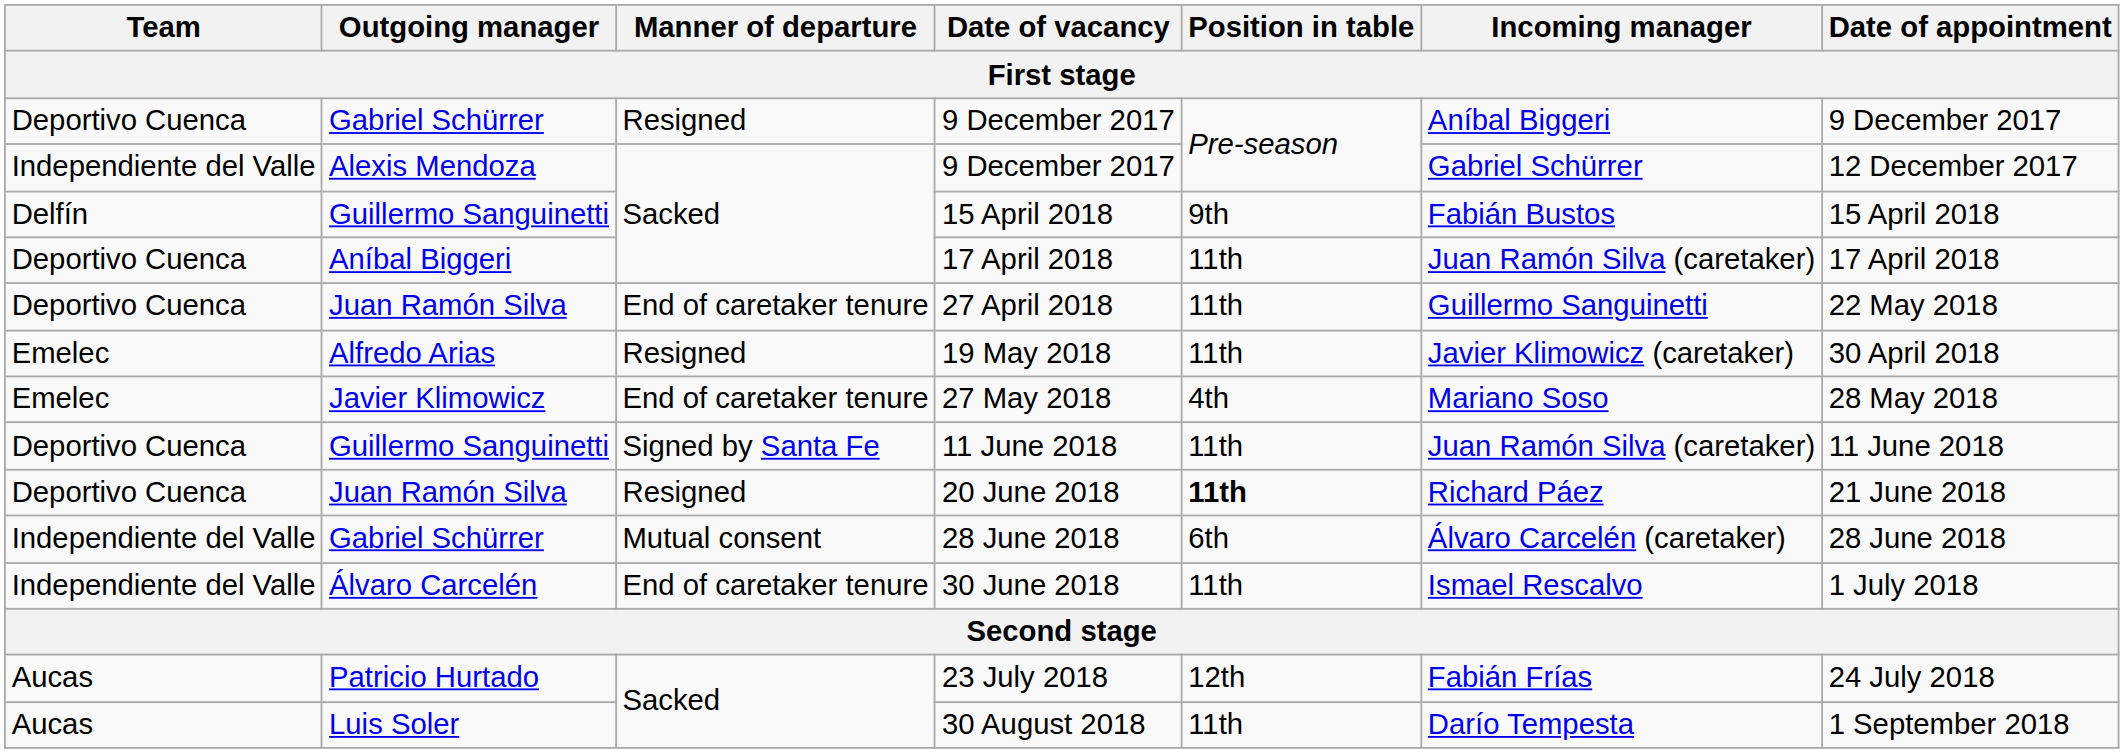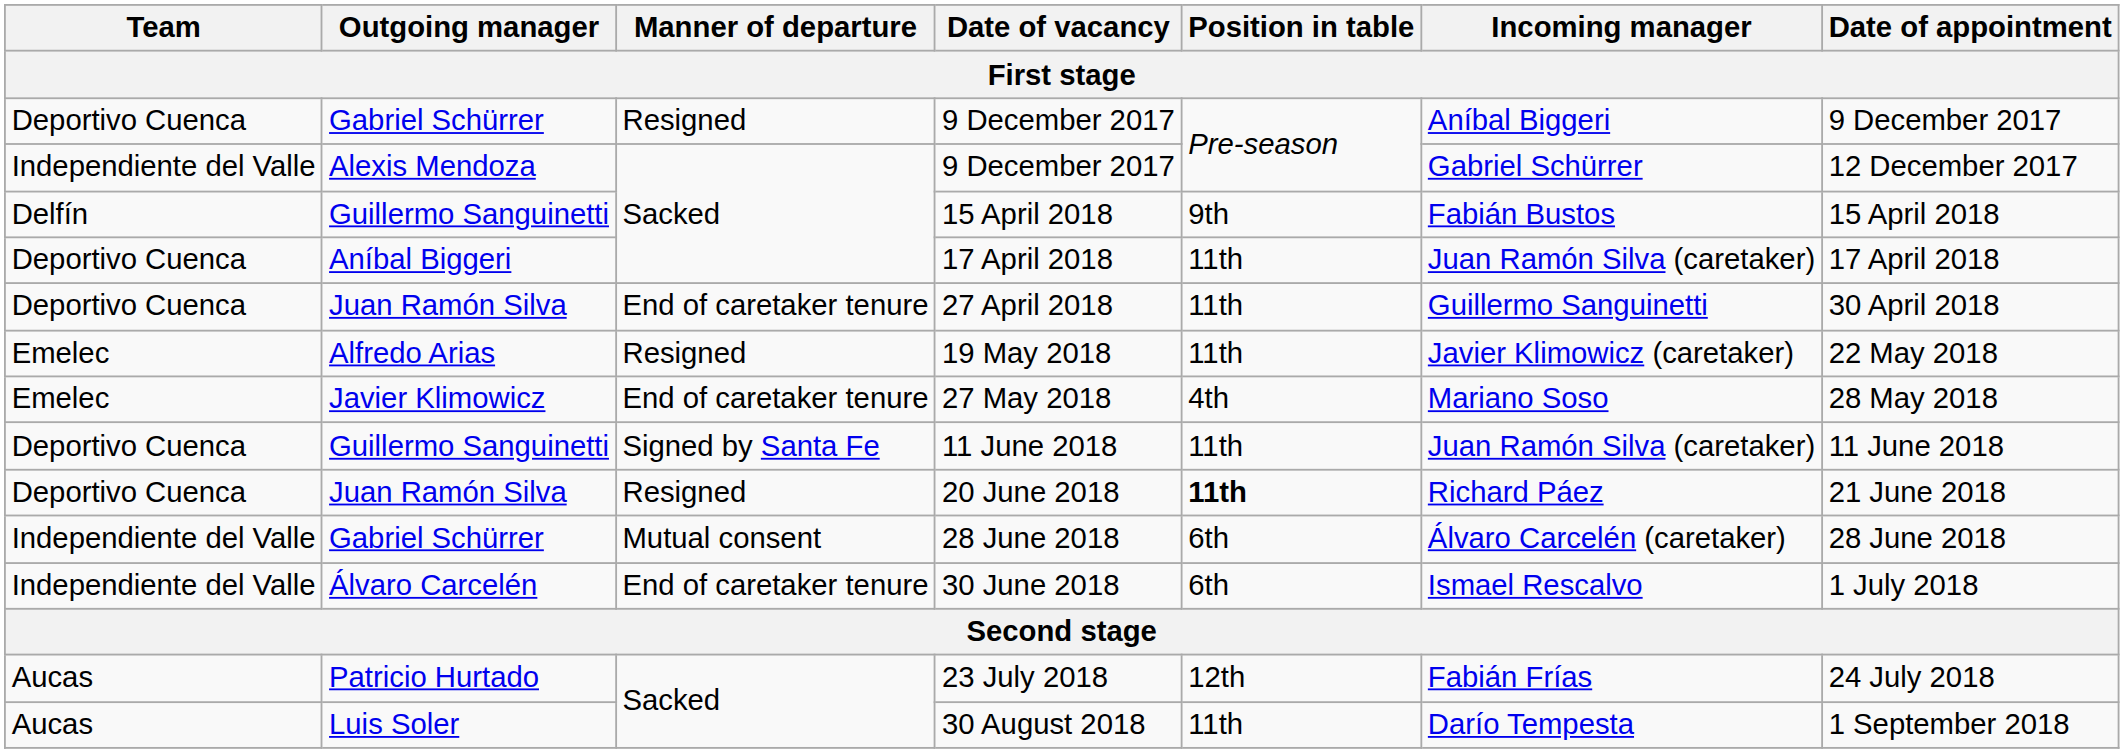(1913, 306) 22 May 2018 -> (1914, 306) 30 April 2018
(1914, 352) 30 April 2018 -> (1913, 352) 22 May 2018
(1216, 584) 11th -> (1209, 584) 6th
